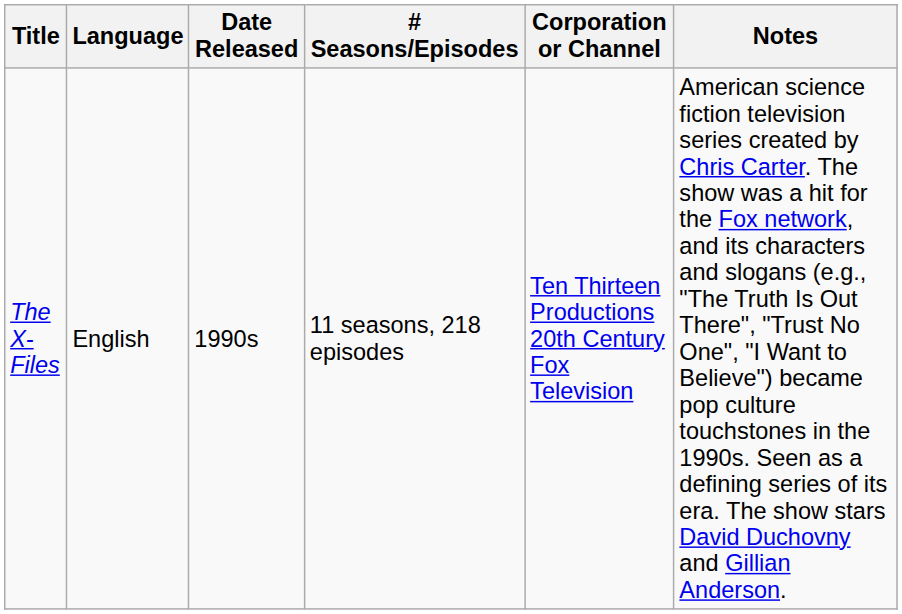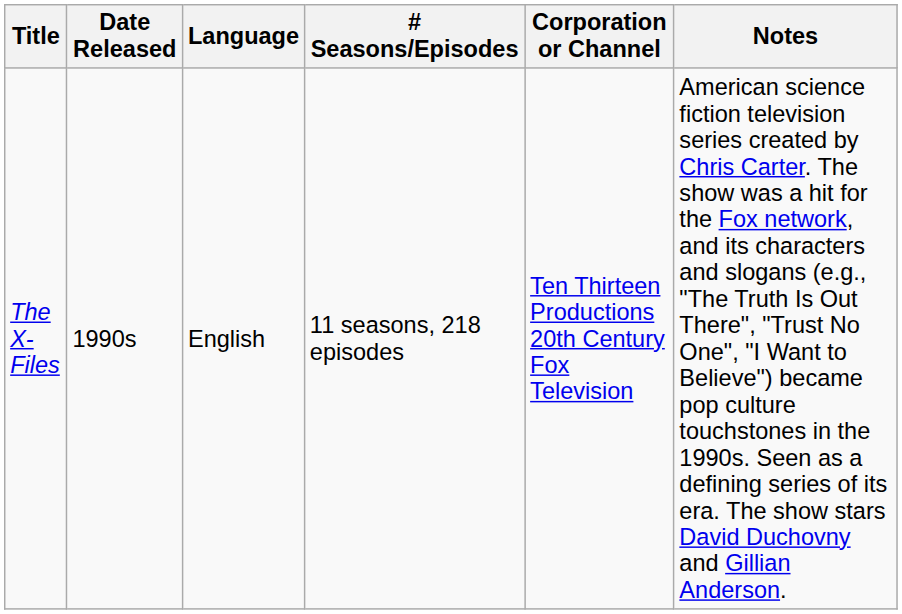columns swapped: (128, 36) <-> (247, 36)
